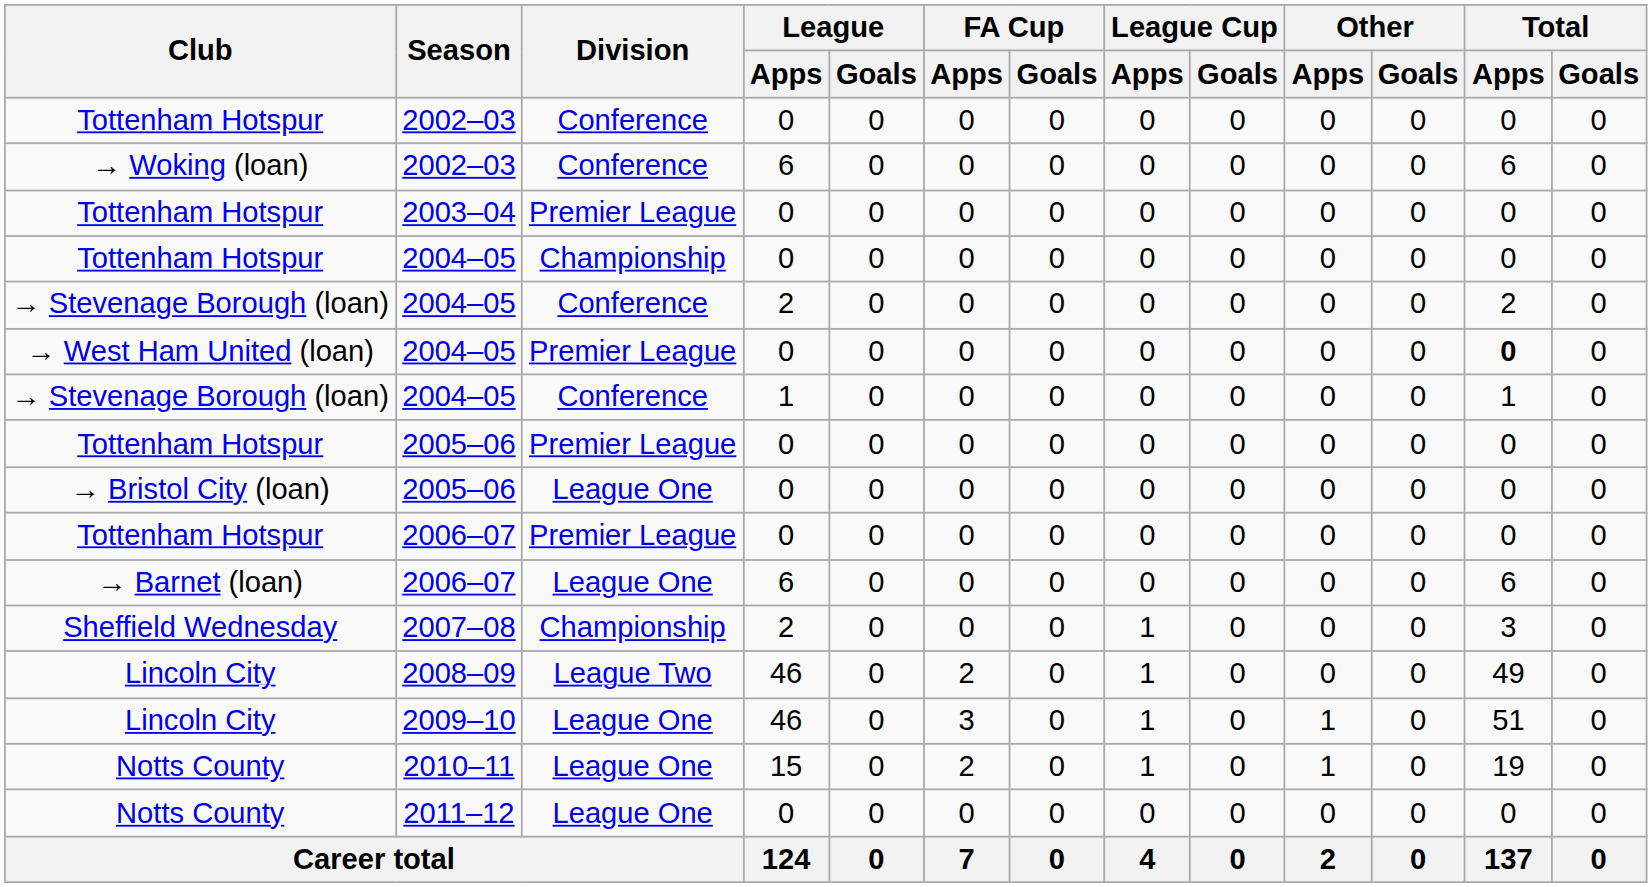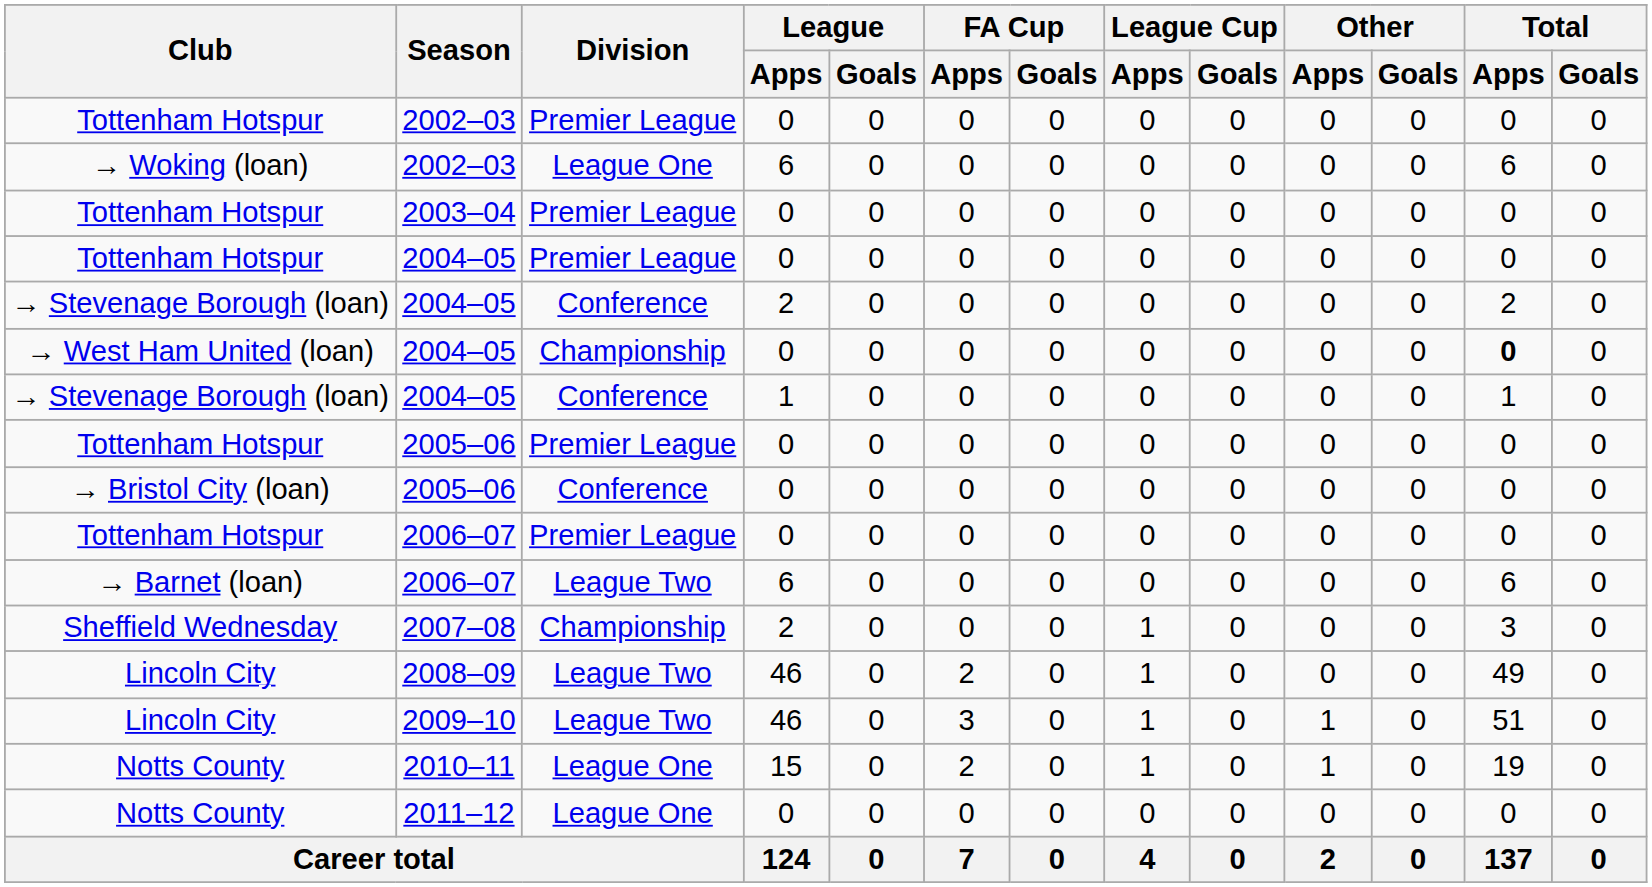(633, 119) Conference -> (633, 119) Premier League
(633, 166) Conference -> (633, 166) League One
(633, 258) Championship -> (633, 258) Premier League
(633, 350) Premier League -> (633, 350) Championship
(633, 489) League One -> (633, 489) Conference
(633, 581) League One -> (633, 581) League Two
(633, 720) League One -> (633, 720) League Two
